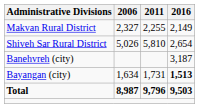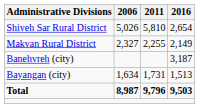rows swapped: (51, 28) <-> (57, 43)
(181, 75) bold -> (181, 75) normal
